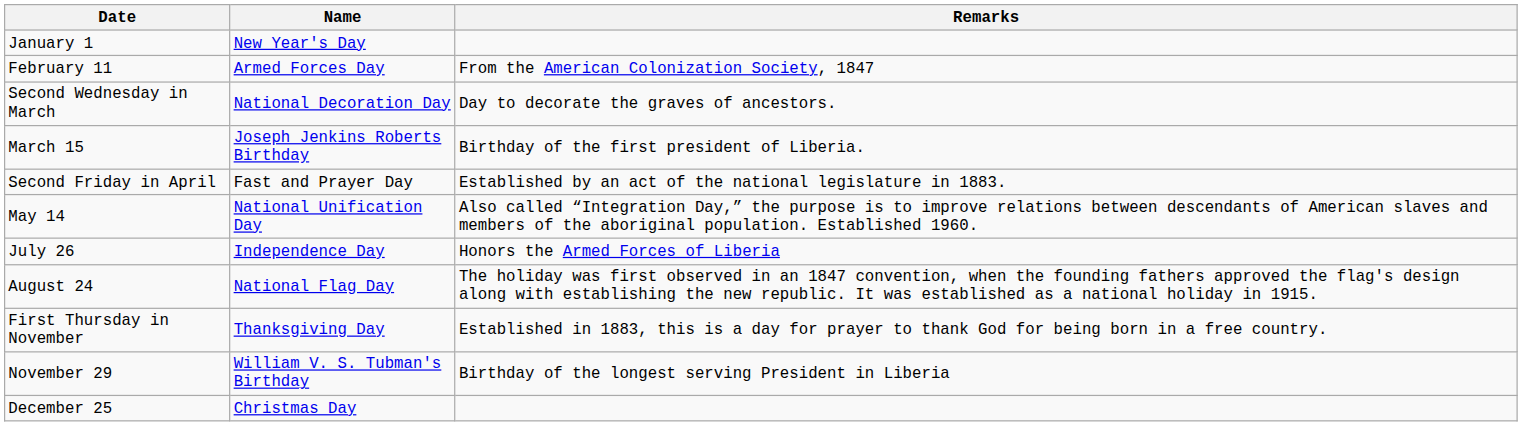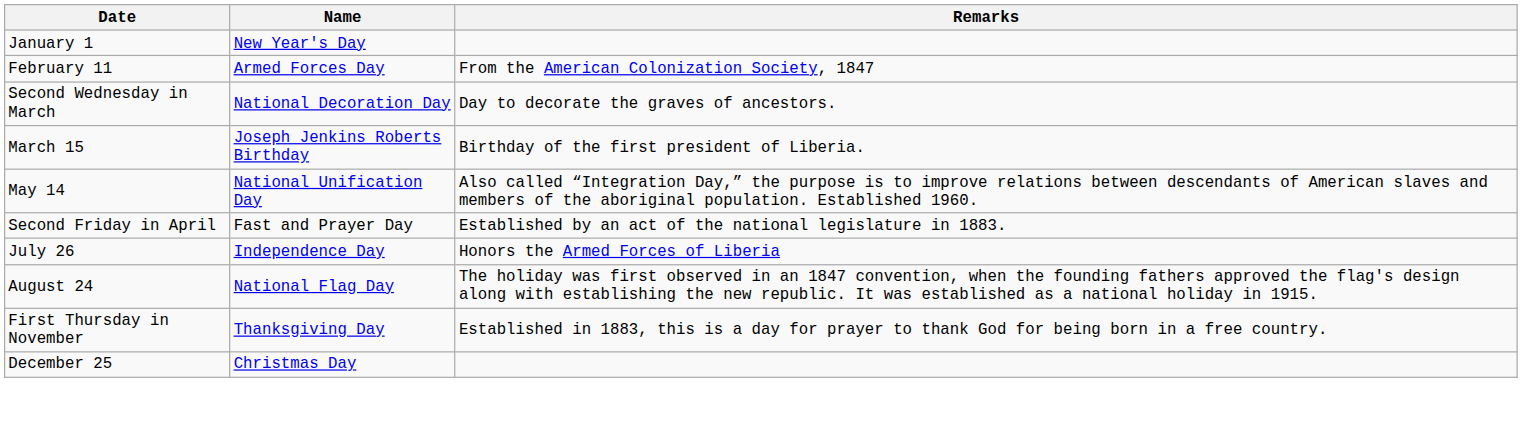rows swapped: (112, 182) <-> (37, 217)
- row: (60, 374)
